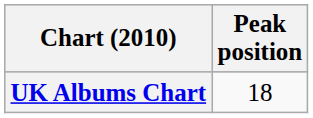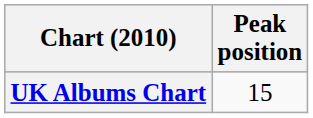(260, 91) 18 -> (260, 91) 15
